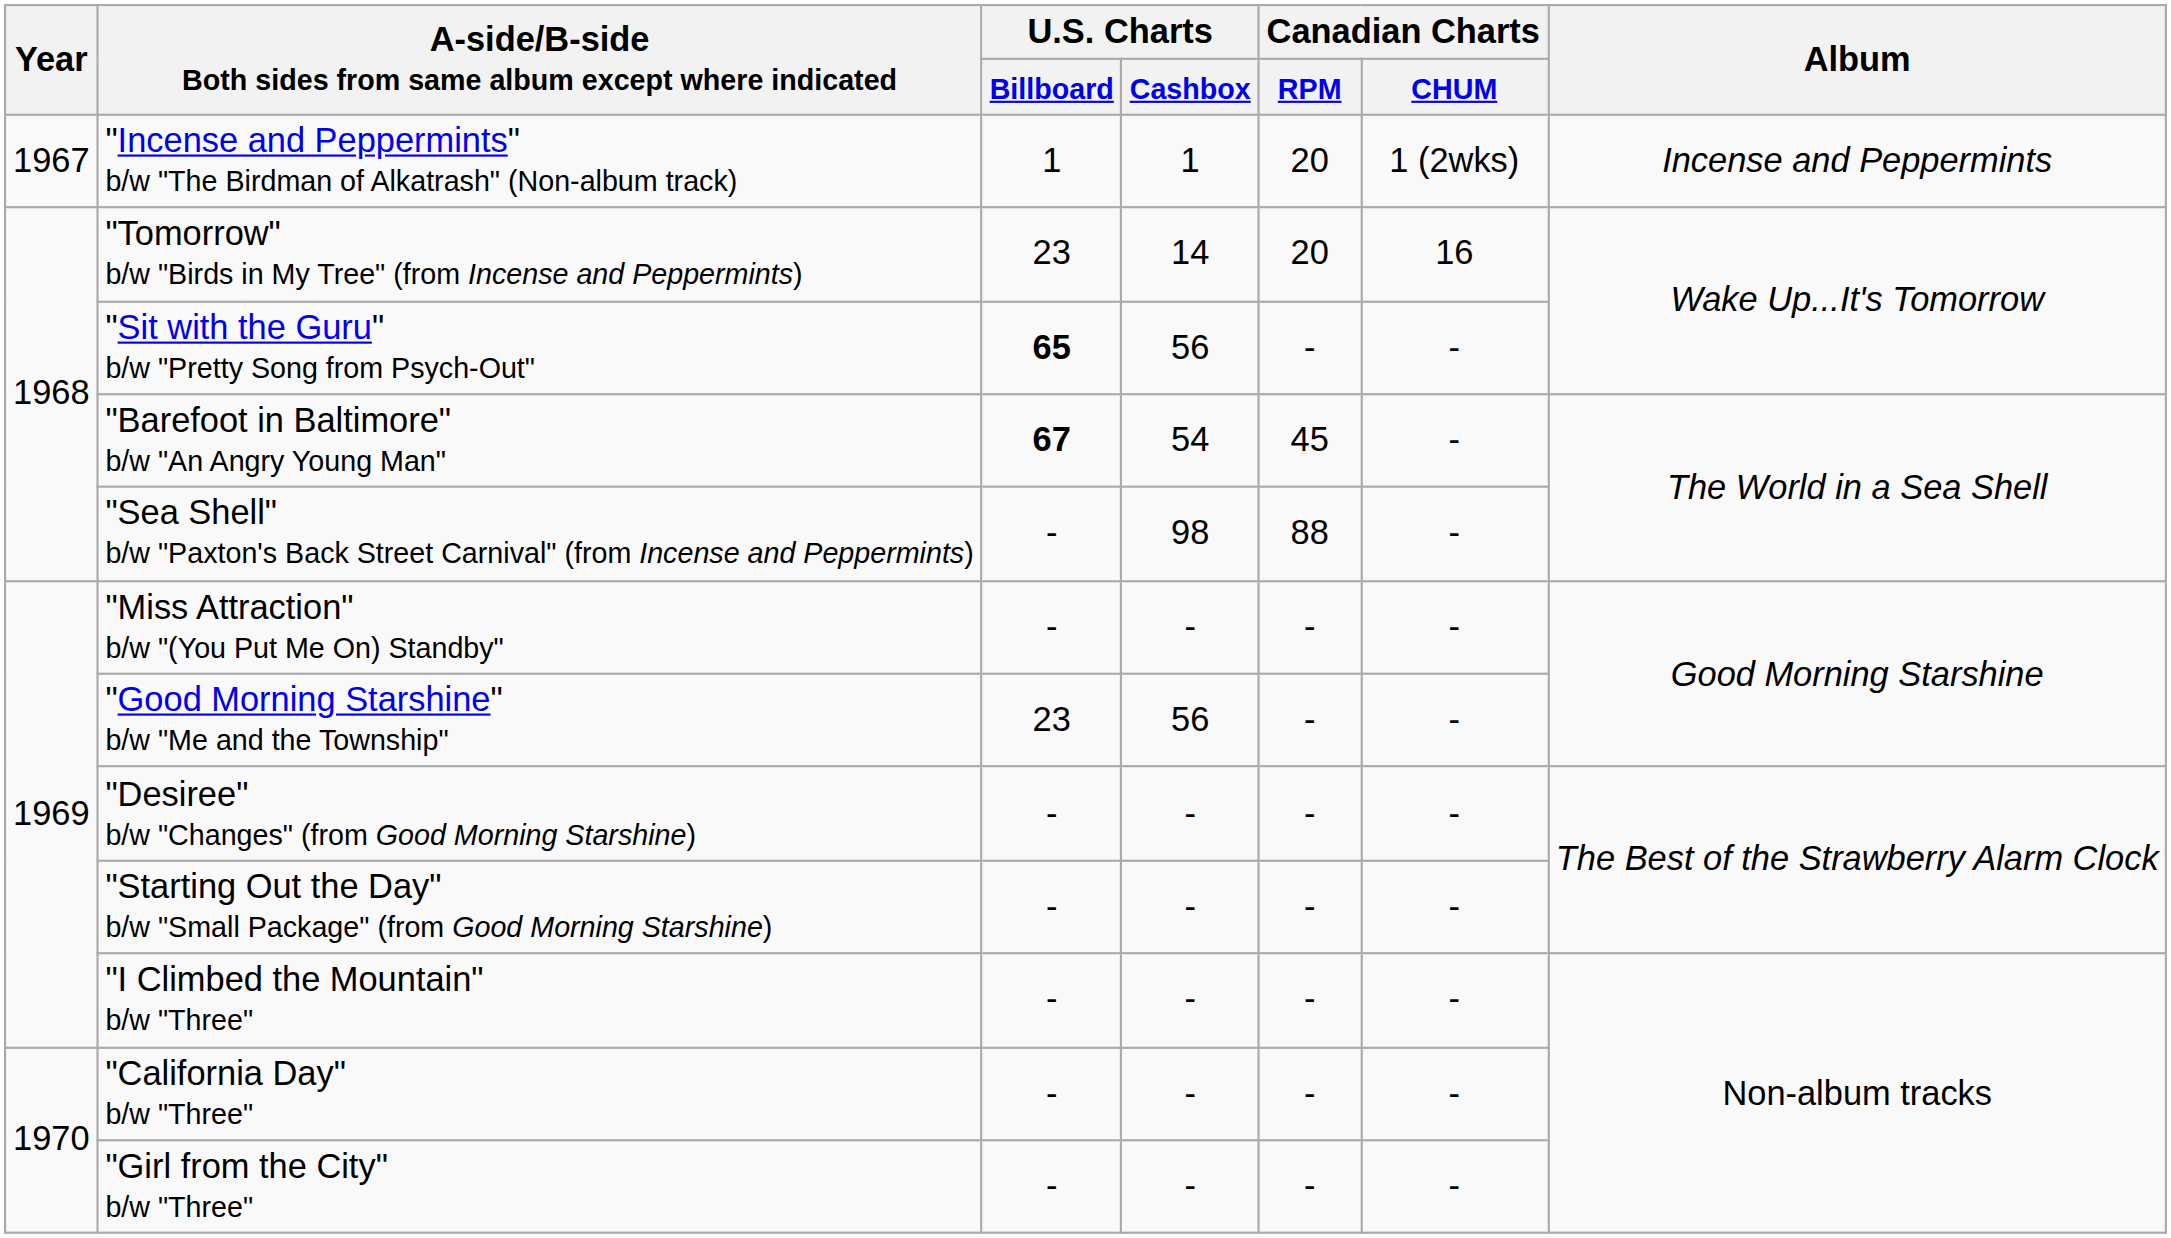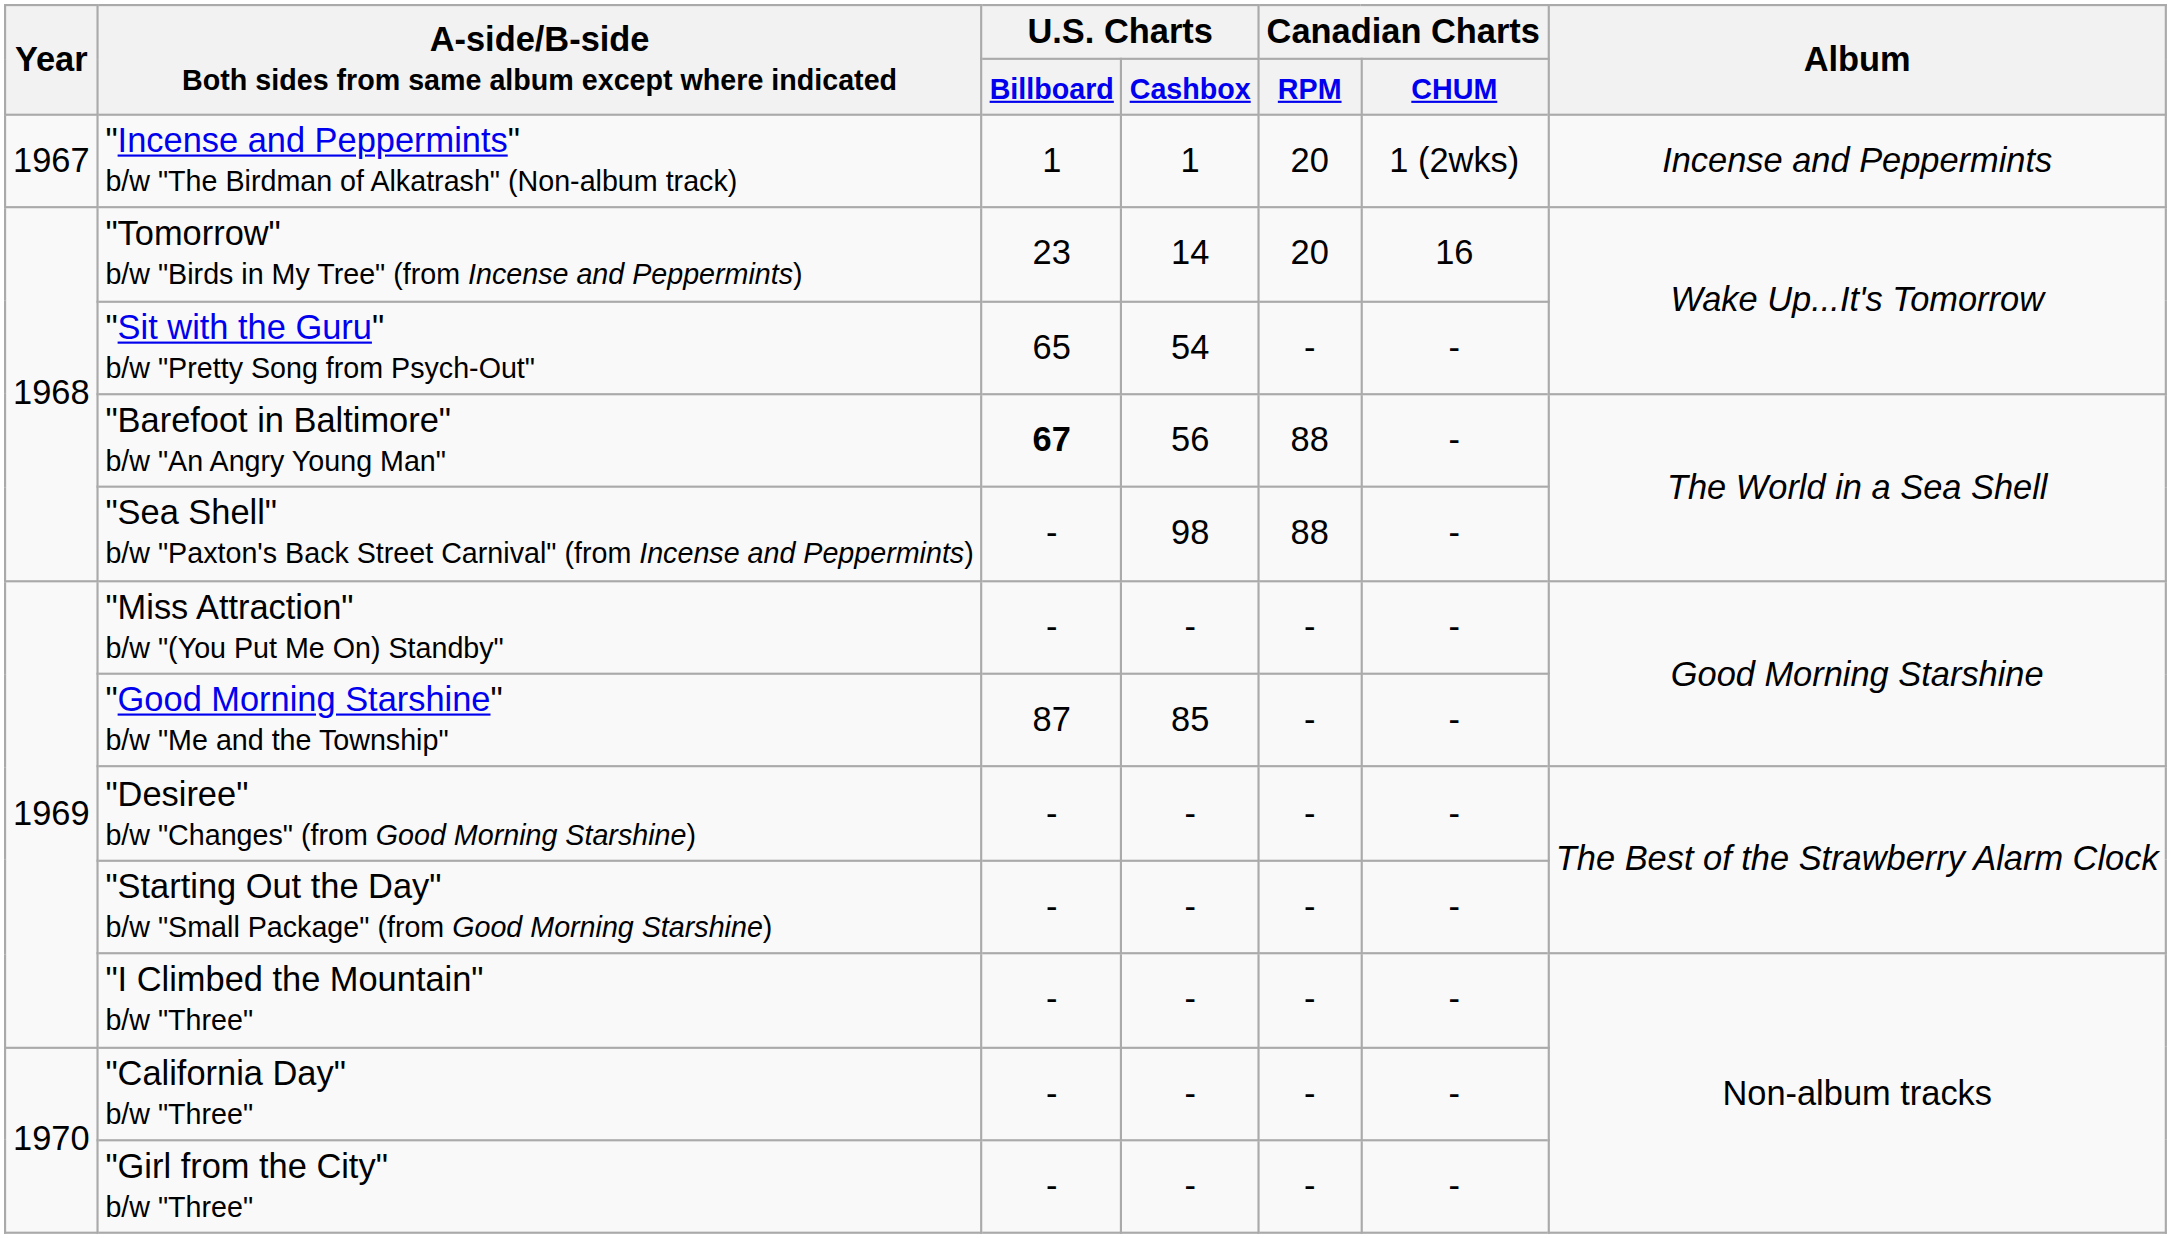(1052, 346) bold -> (1052, 346) normal
(1190, 346) 56 -> (1190, 346) 54
(1190, 440) 54 -> (1190, 440) 56
(1310, 440) 45 -> (1310, 440) 88
(1052, 719) 23 -> (1052, 719) 87
(1190, 719) 56 -> (1190, 719) 85
